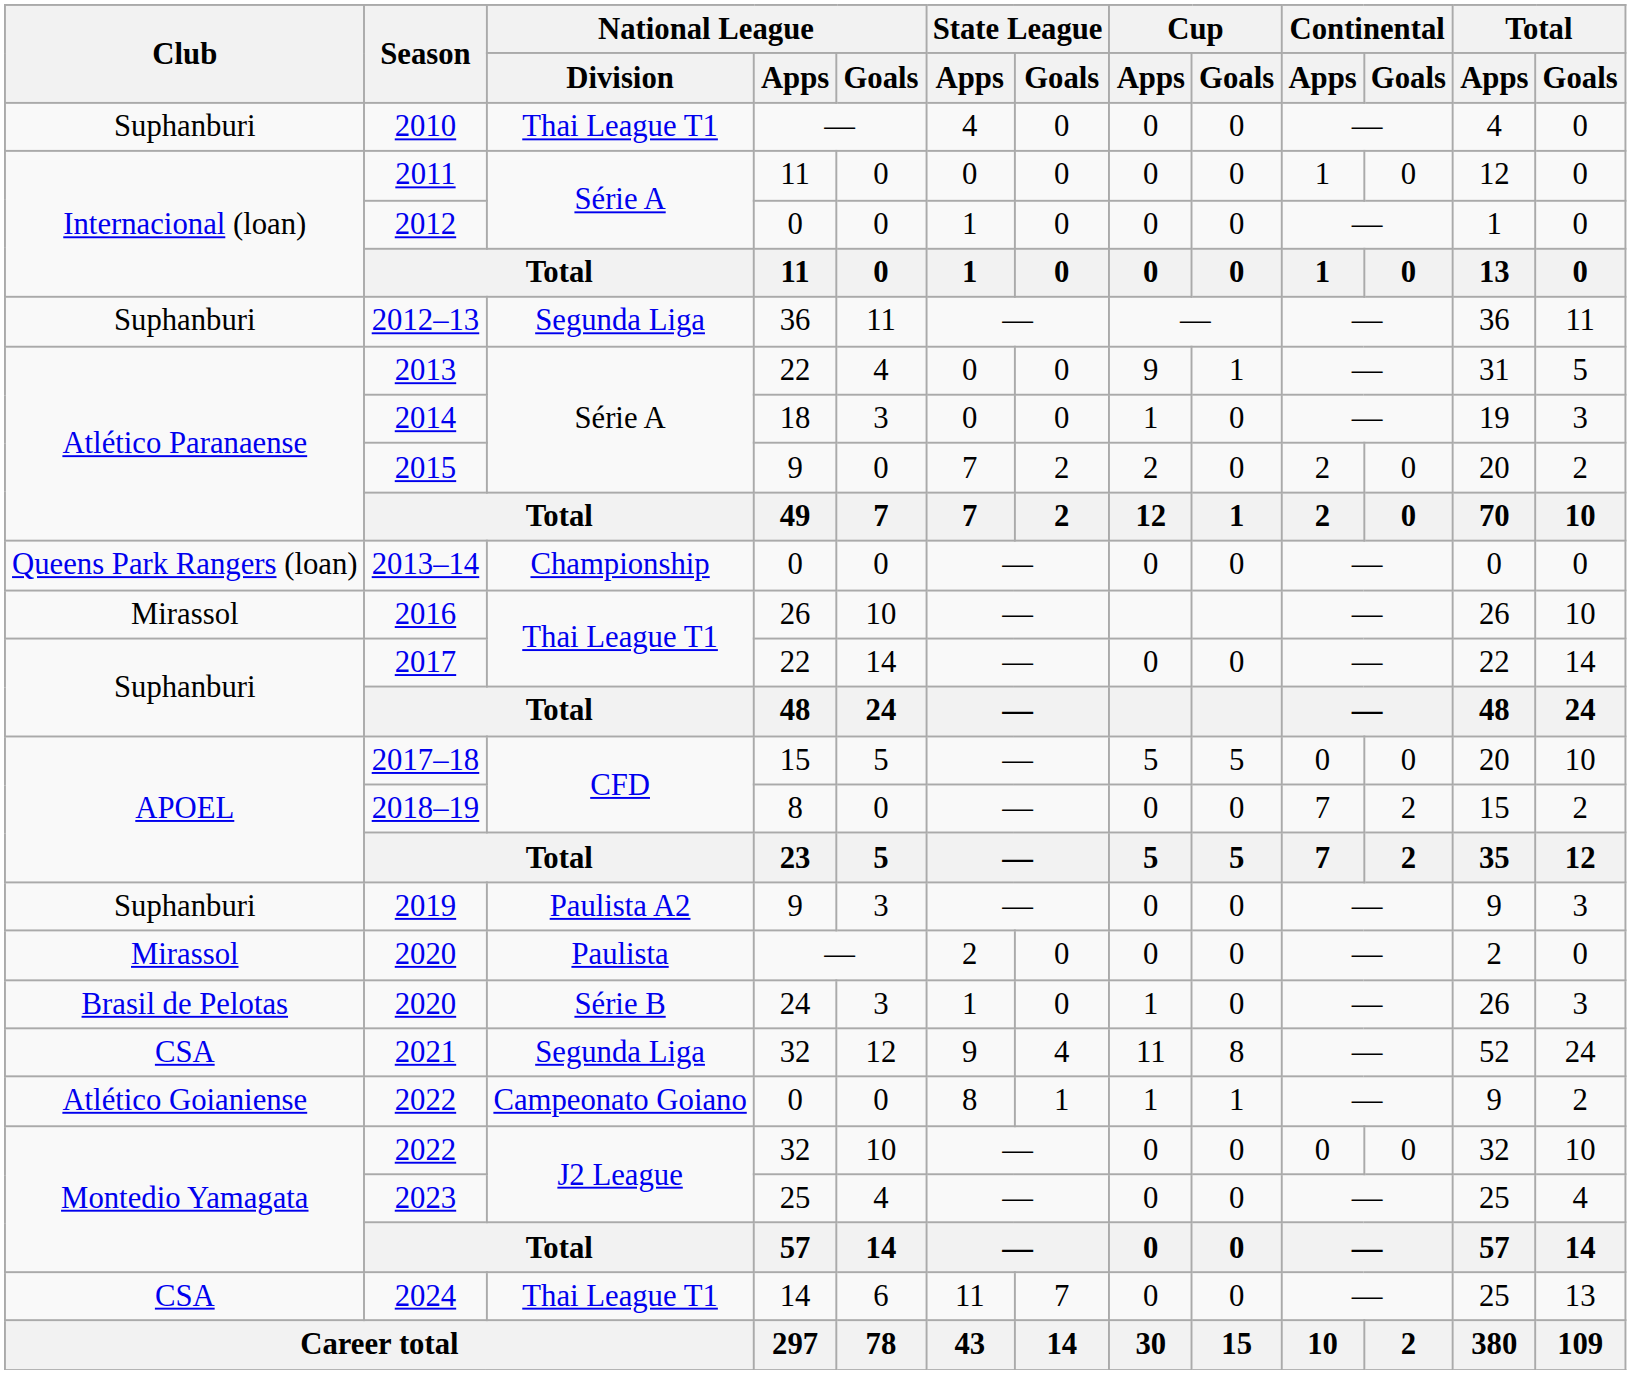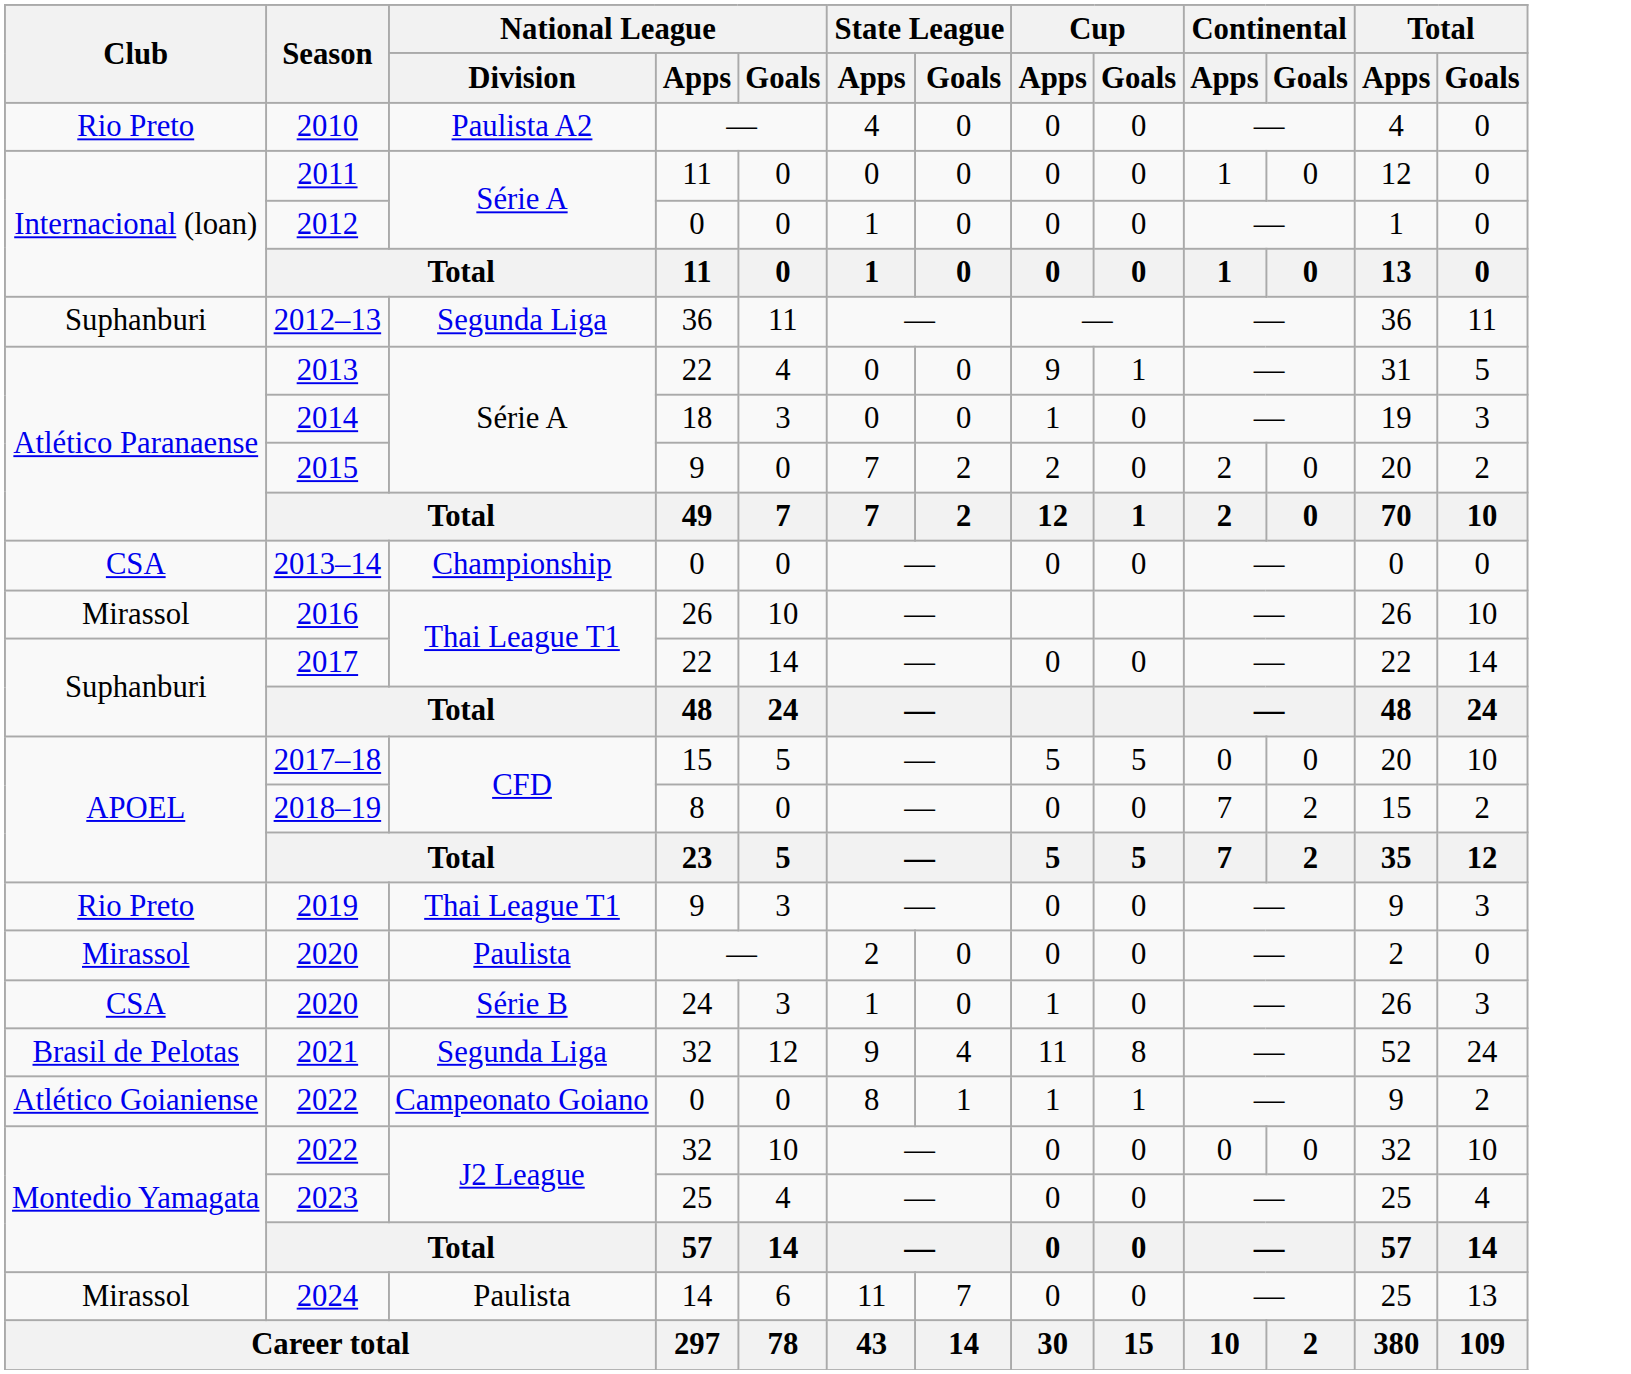(185, 126) Suphanburi -> (136, 126) Rio Preto
(620, 126) Thai League T1 -> (522, 126) Paulista A2
(185, 564) Queens Park Rangers (loan) -> (136, 564) CSA
(185, 905) Suphanburi -> (136, 905) Rio Preto
(620, 905) Paulista A2 -> (522, 905) Thai League T1
(185, 1003) Brasil de Pelotas -> (136, 1003) CSA
(185, 1051) CSA -> (136, 1051) Brasil de Pelotas
(185, 1295) CSA -> (136, 1295) Mirassol
(620, 1295) Thai League T1 -> (522, 1295) Paulista
